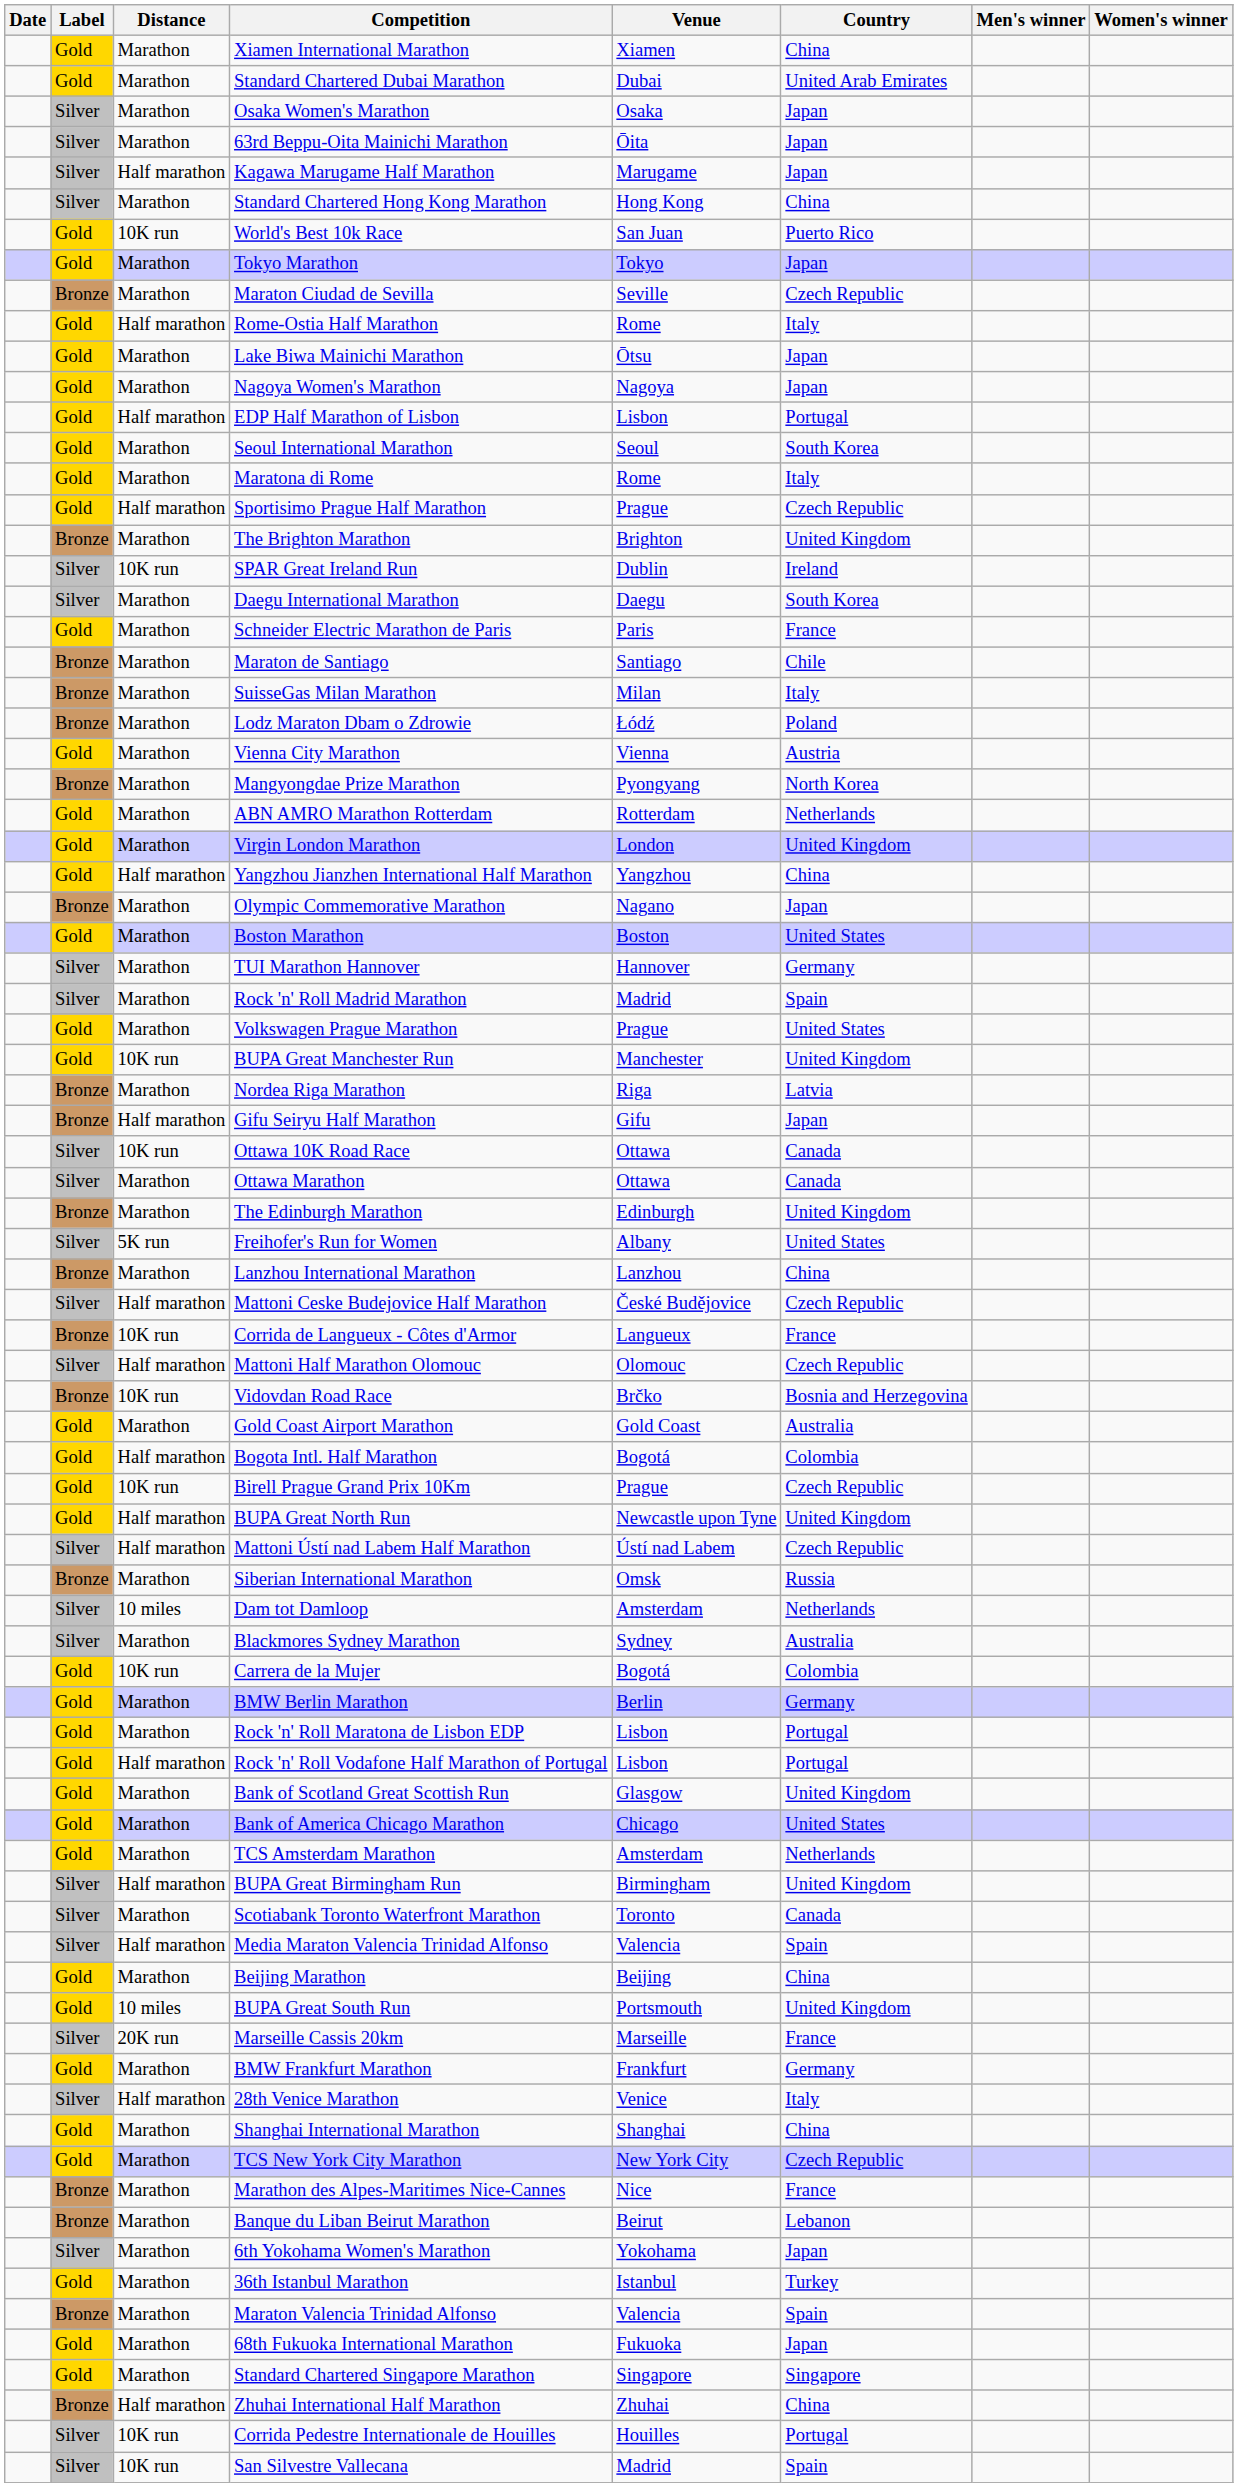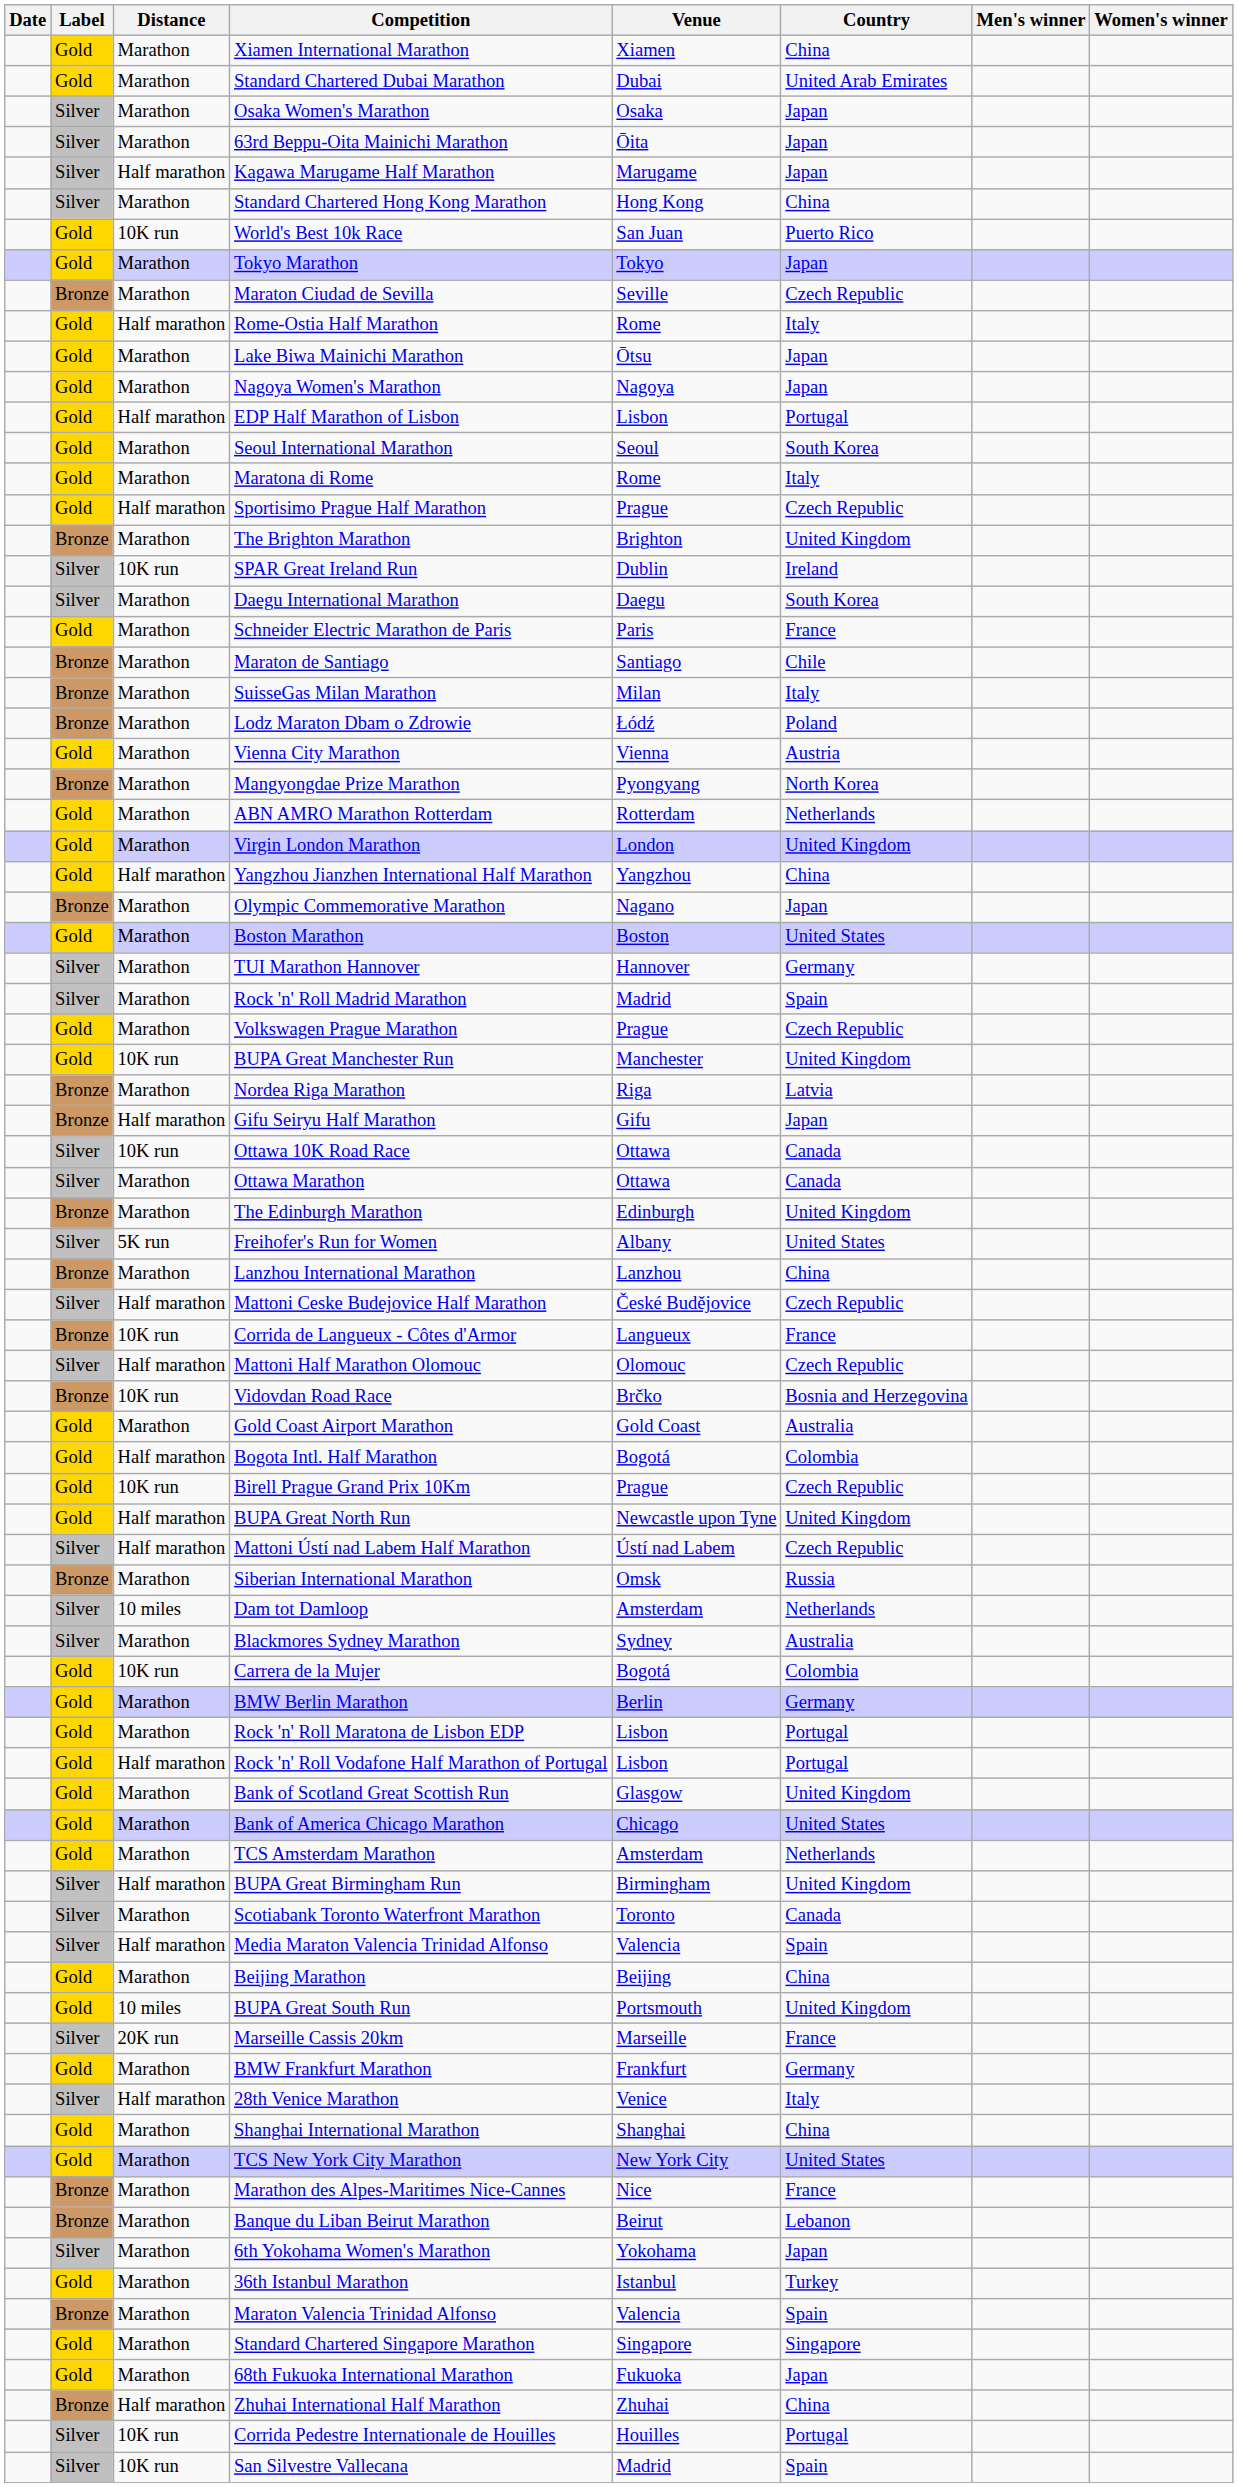(835, 1028) United States -> (844, 1028) Czech Republic
(844, 2160) Czech Republic -> (835, 2160) United States
rows swapped: (373, 2344) <-> (384, 2374)
